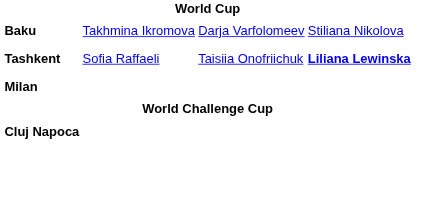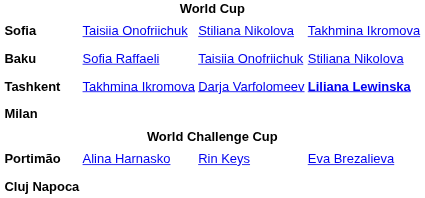+ row: (20, 31)
(139, 31) Takhmina Ikromova -> (121, 59) Sofia Raffaeli
(251, 31) Darja Varfolomeev -> (251, 59) Taisiia Onofriichuk
(121, 59) Sofia Raffaeli -> (139, 86) Takhmina Ikromova
(251, 59) Taisiia Onofriichuk -> (251, 86) Darja Varfolomeev
+ row: (33, 159)
